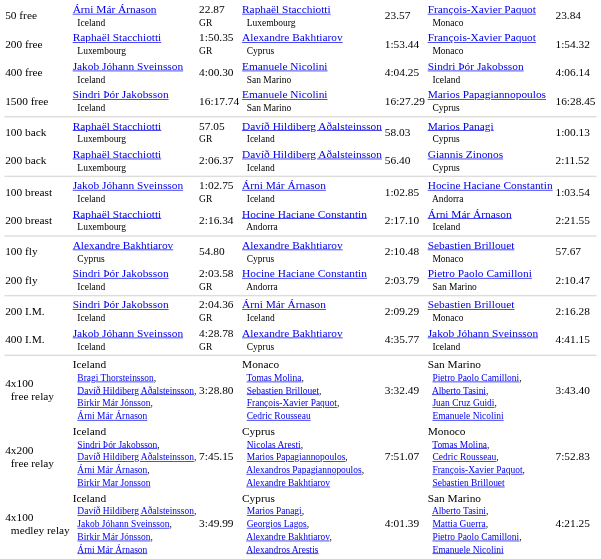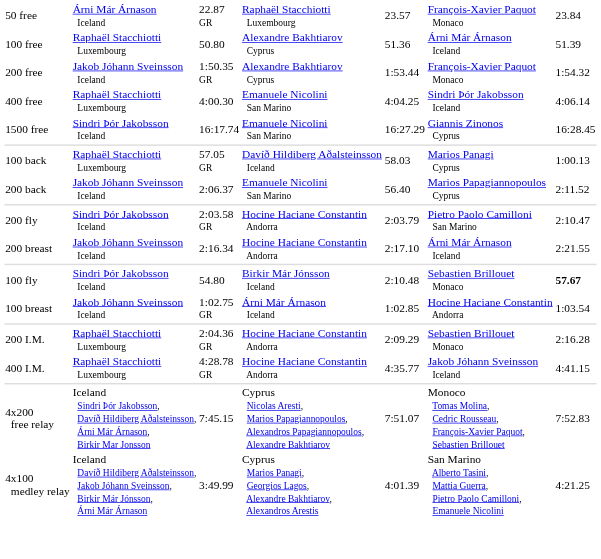+ row: (24, 44)
(117, 44) Raphaël Stacchiotti Luxembourg -> (128, 72) Jakob Jóhann Sveinsson Iceland
(128, 72) Jakob Jóhann Sveinsson Iceland -> (117, 101) Raphaël Stacchiotti Luxembourg
(487, 101) Marios Papagiannopoulos Cyprus -> (465, 129) Giannis Zinonos Cyprus
(117, 160) Raphaël Stacchiotti Luxembourg -> (128, 189) Jakob Jóhann Sveinsson Iceland
(312, 160) Davíð Hildiberg Aðalsteinsson Iceland -> (285, 189) Emanuele Nicolini San Marino
(465, 160) Giannis Zinonos Cyprus -> (487, 189) Marios Papagiannopoulos Cyprus
rows swapped: (29, 192) <-> (21, 280)
(117, 220) Raphaël Stacchiotti Luxembourg -> (128, 248) Jakob Jóhann Sveinsson Iceland
(123, 251) Alexandre Bakhtiarov Cyprus -> (121, 280) Sindri Þór Jakobsson Iceland
(292, 251) Alexandre Bakhtiarov Cyprus -> (286, 280) Birkir Már Jónsson Iceland
(568, 251) normal -> (568, 280) bold
(121, 311) Sindri Þór Jakobsson Iceland -> (117, 339) Raphaël Stacchiotti Luxembourg
(284, 311) Árni Már Árnason Iceland -> (305, 339) Hocine Haciane Constantin Andorra
(128, 339) Jakob Jóhann Sveinsson Iceland -> (117, 368) Raphaël Stacchiotti Luxembourg
(292, 339) Alexandre Bakhtiarov Cyprus -> (305, 368) Hocine Haciane Constantin Andorra
- row: (30, 390)
